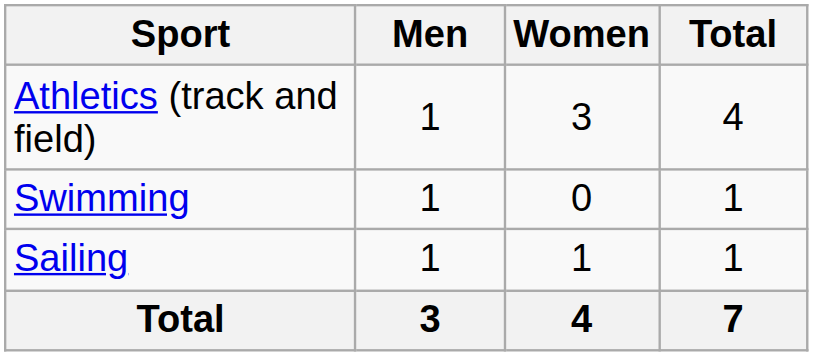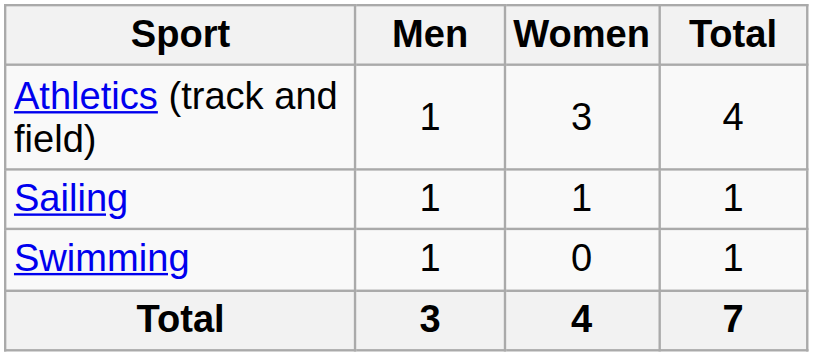rows swapped: (71, 258) <-> (102, 198)
